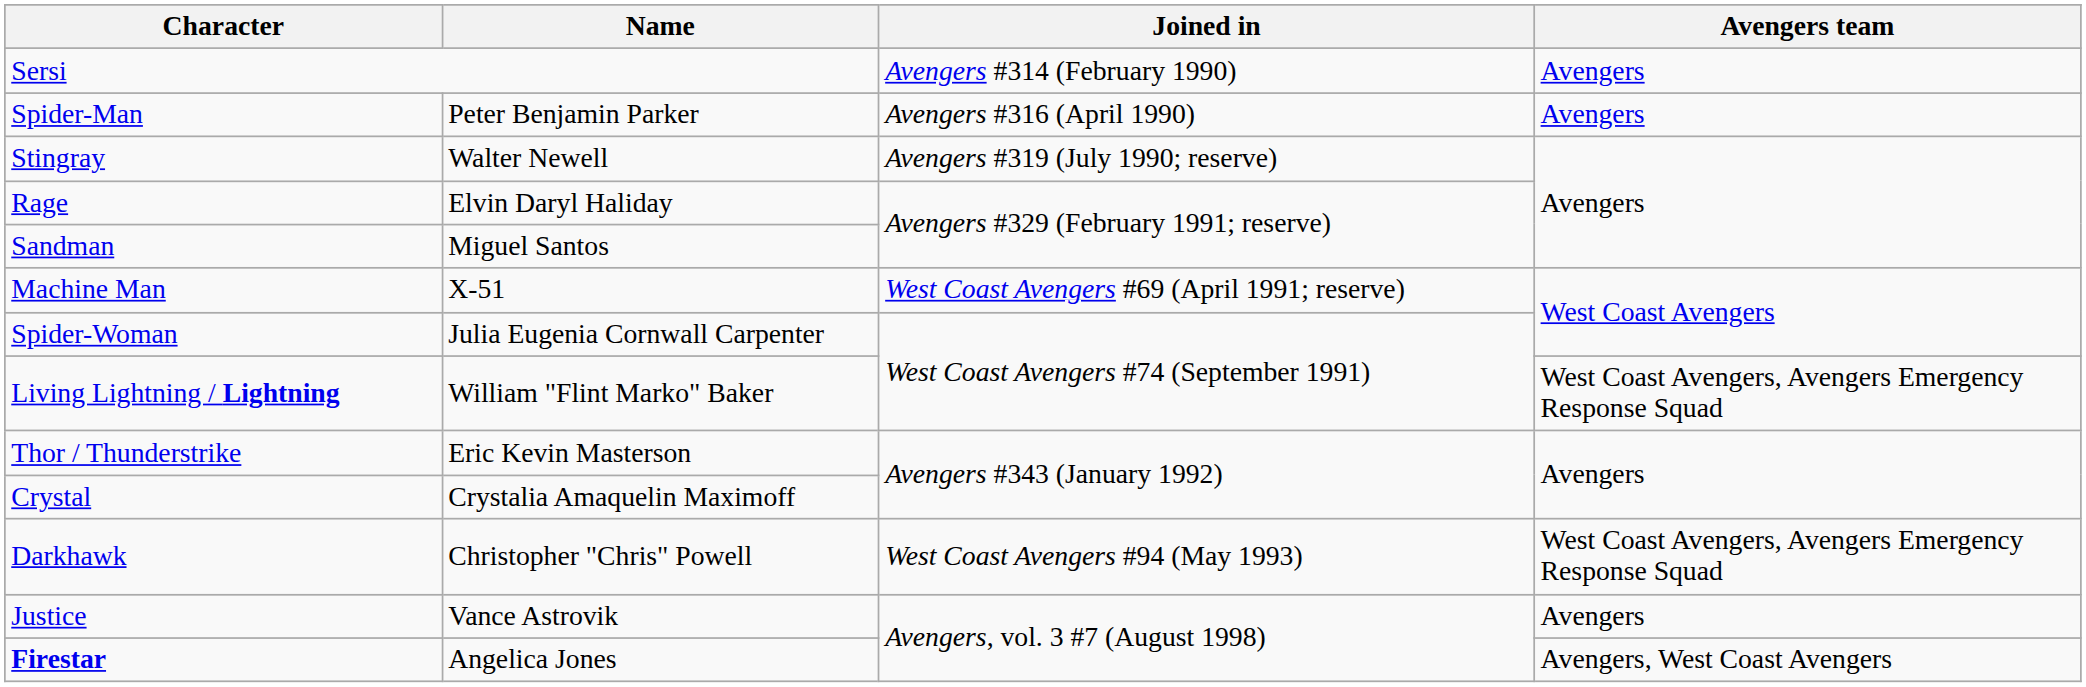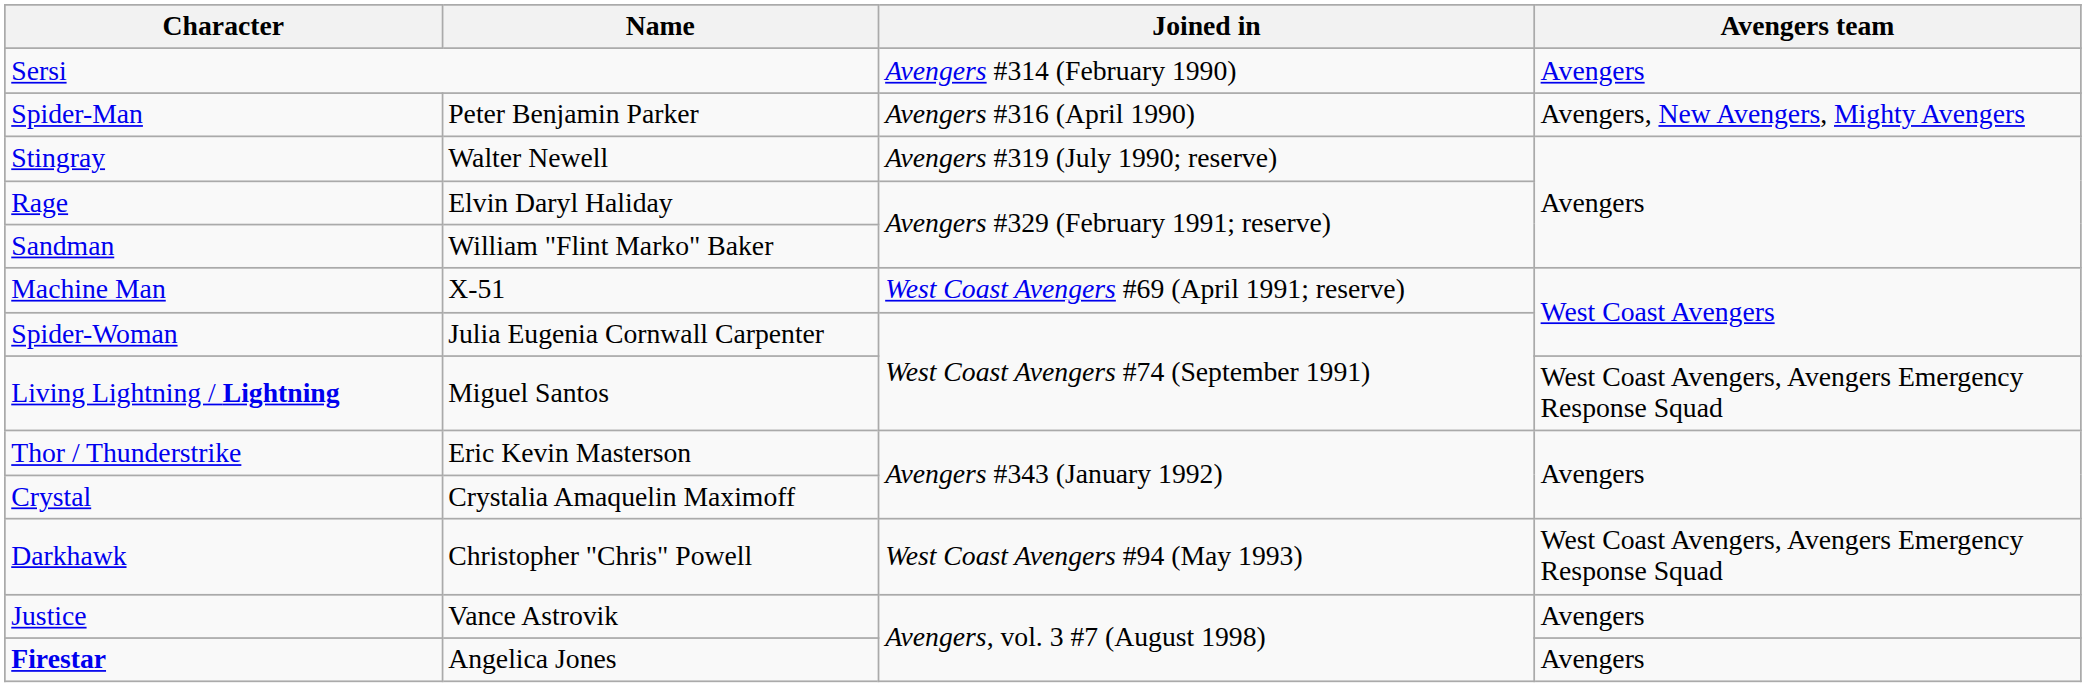(1593, 114) Avengers -> (1783, 114) Avengers, New Avengers, Mighty Avengers
(529, 245) Miguel Santos -> (611, 245) William "Flint Marko" Baker
(611, 393) William "Flint Marko" Baker -> (529, 393) Miguel Santos
(1716, 659) Avengers, West Coast Avengers -> (1593, 659) Avengers
